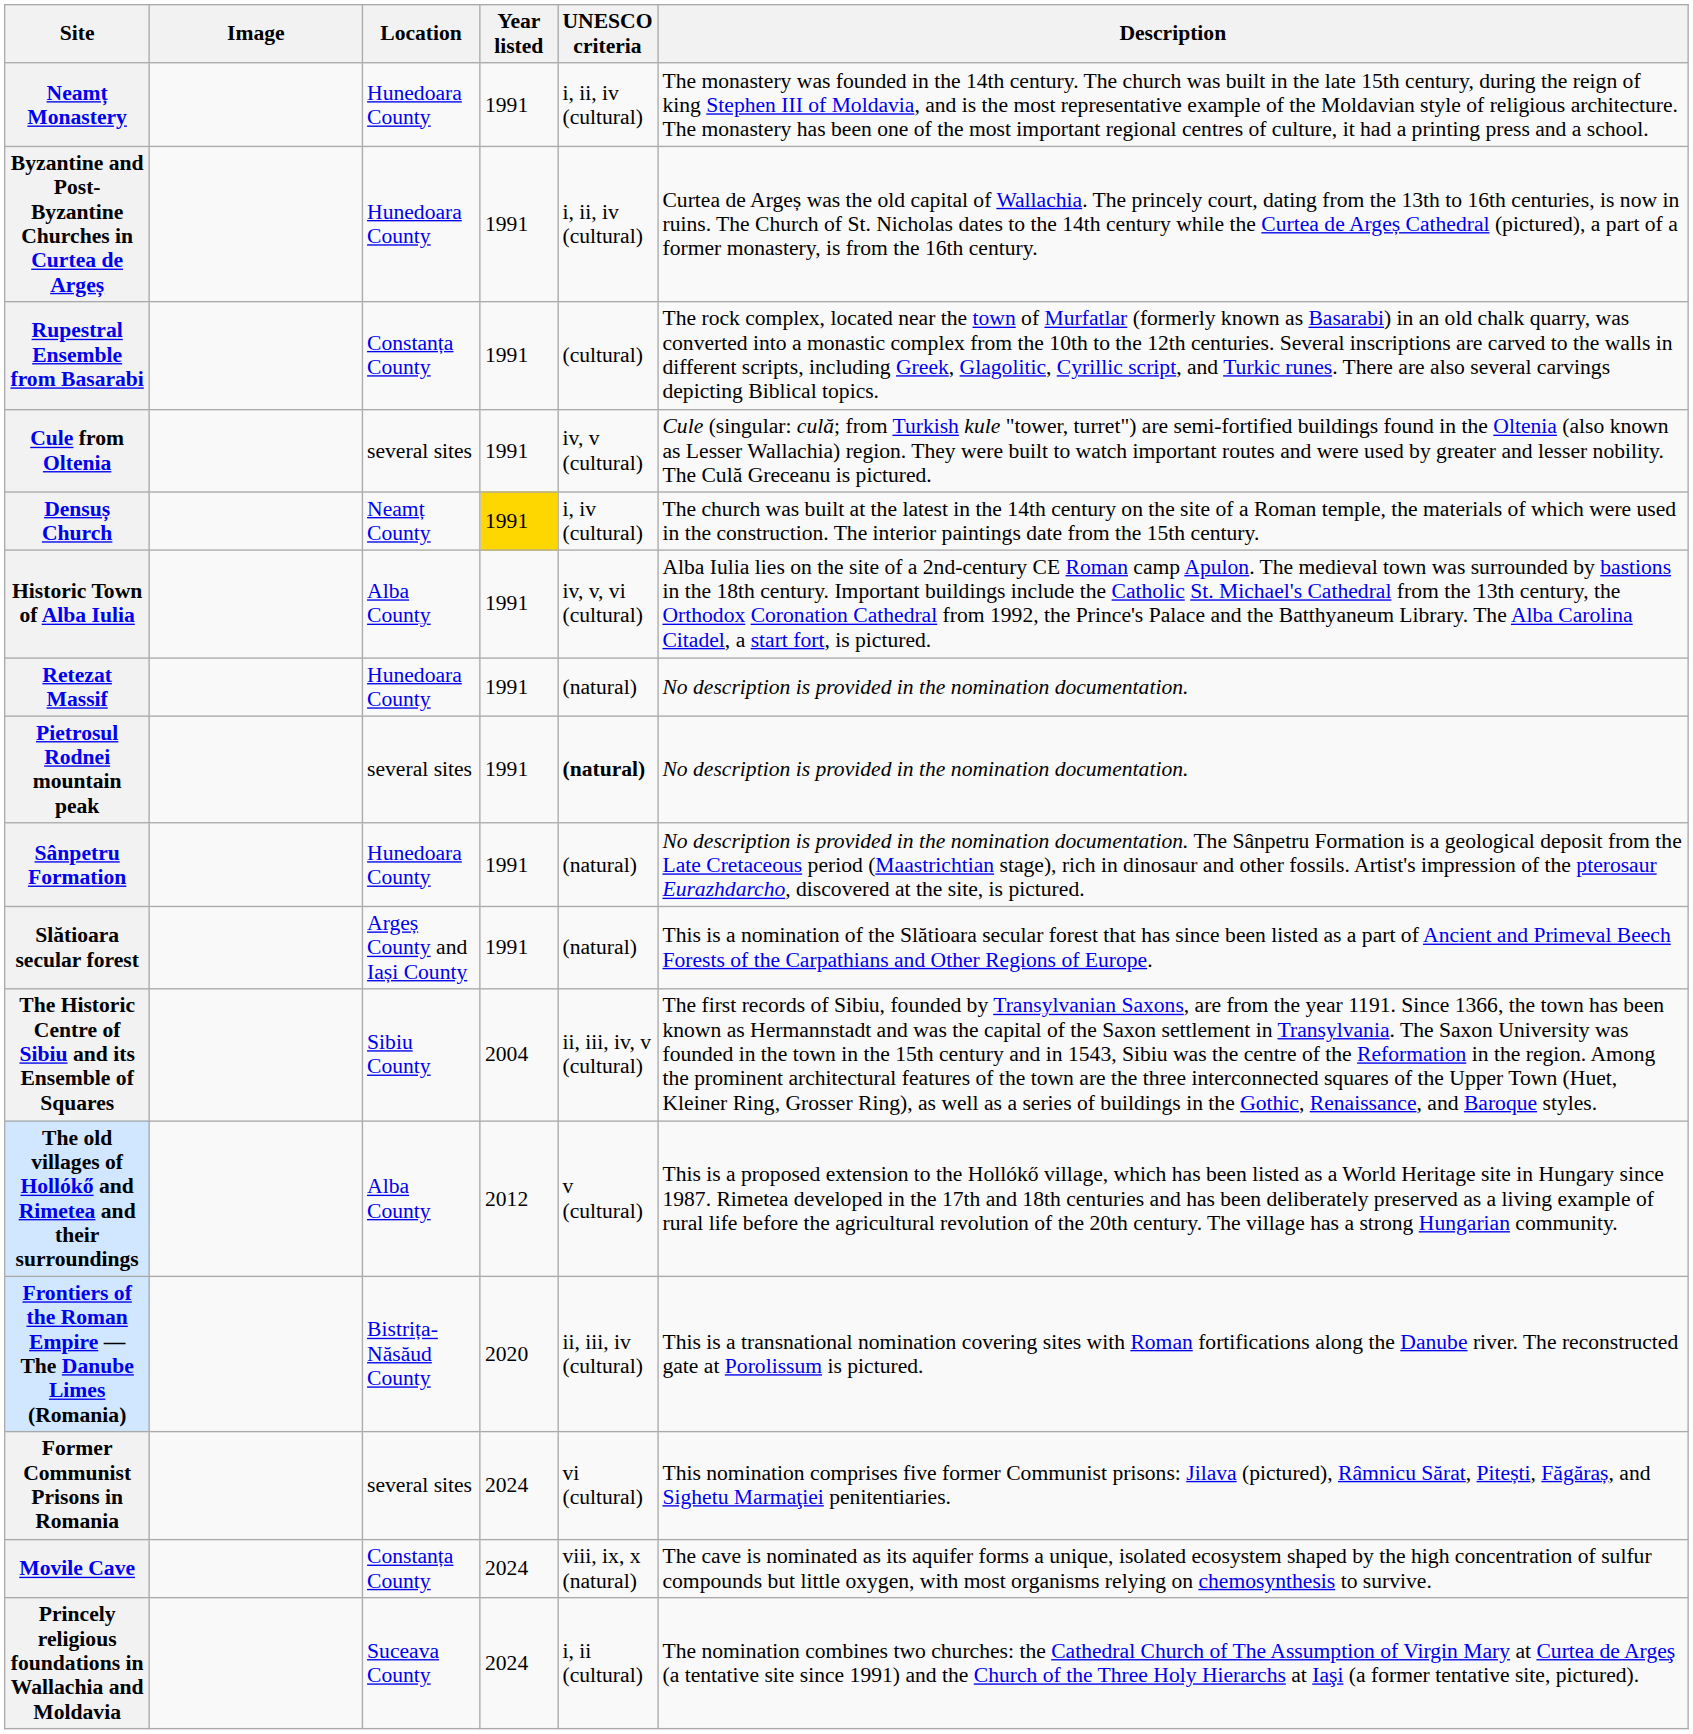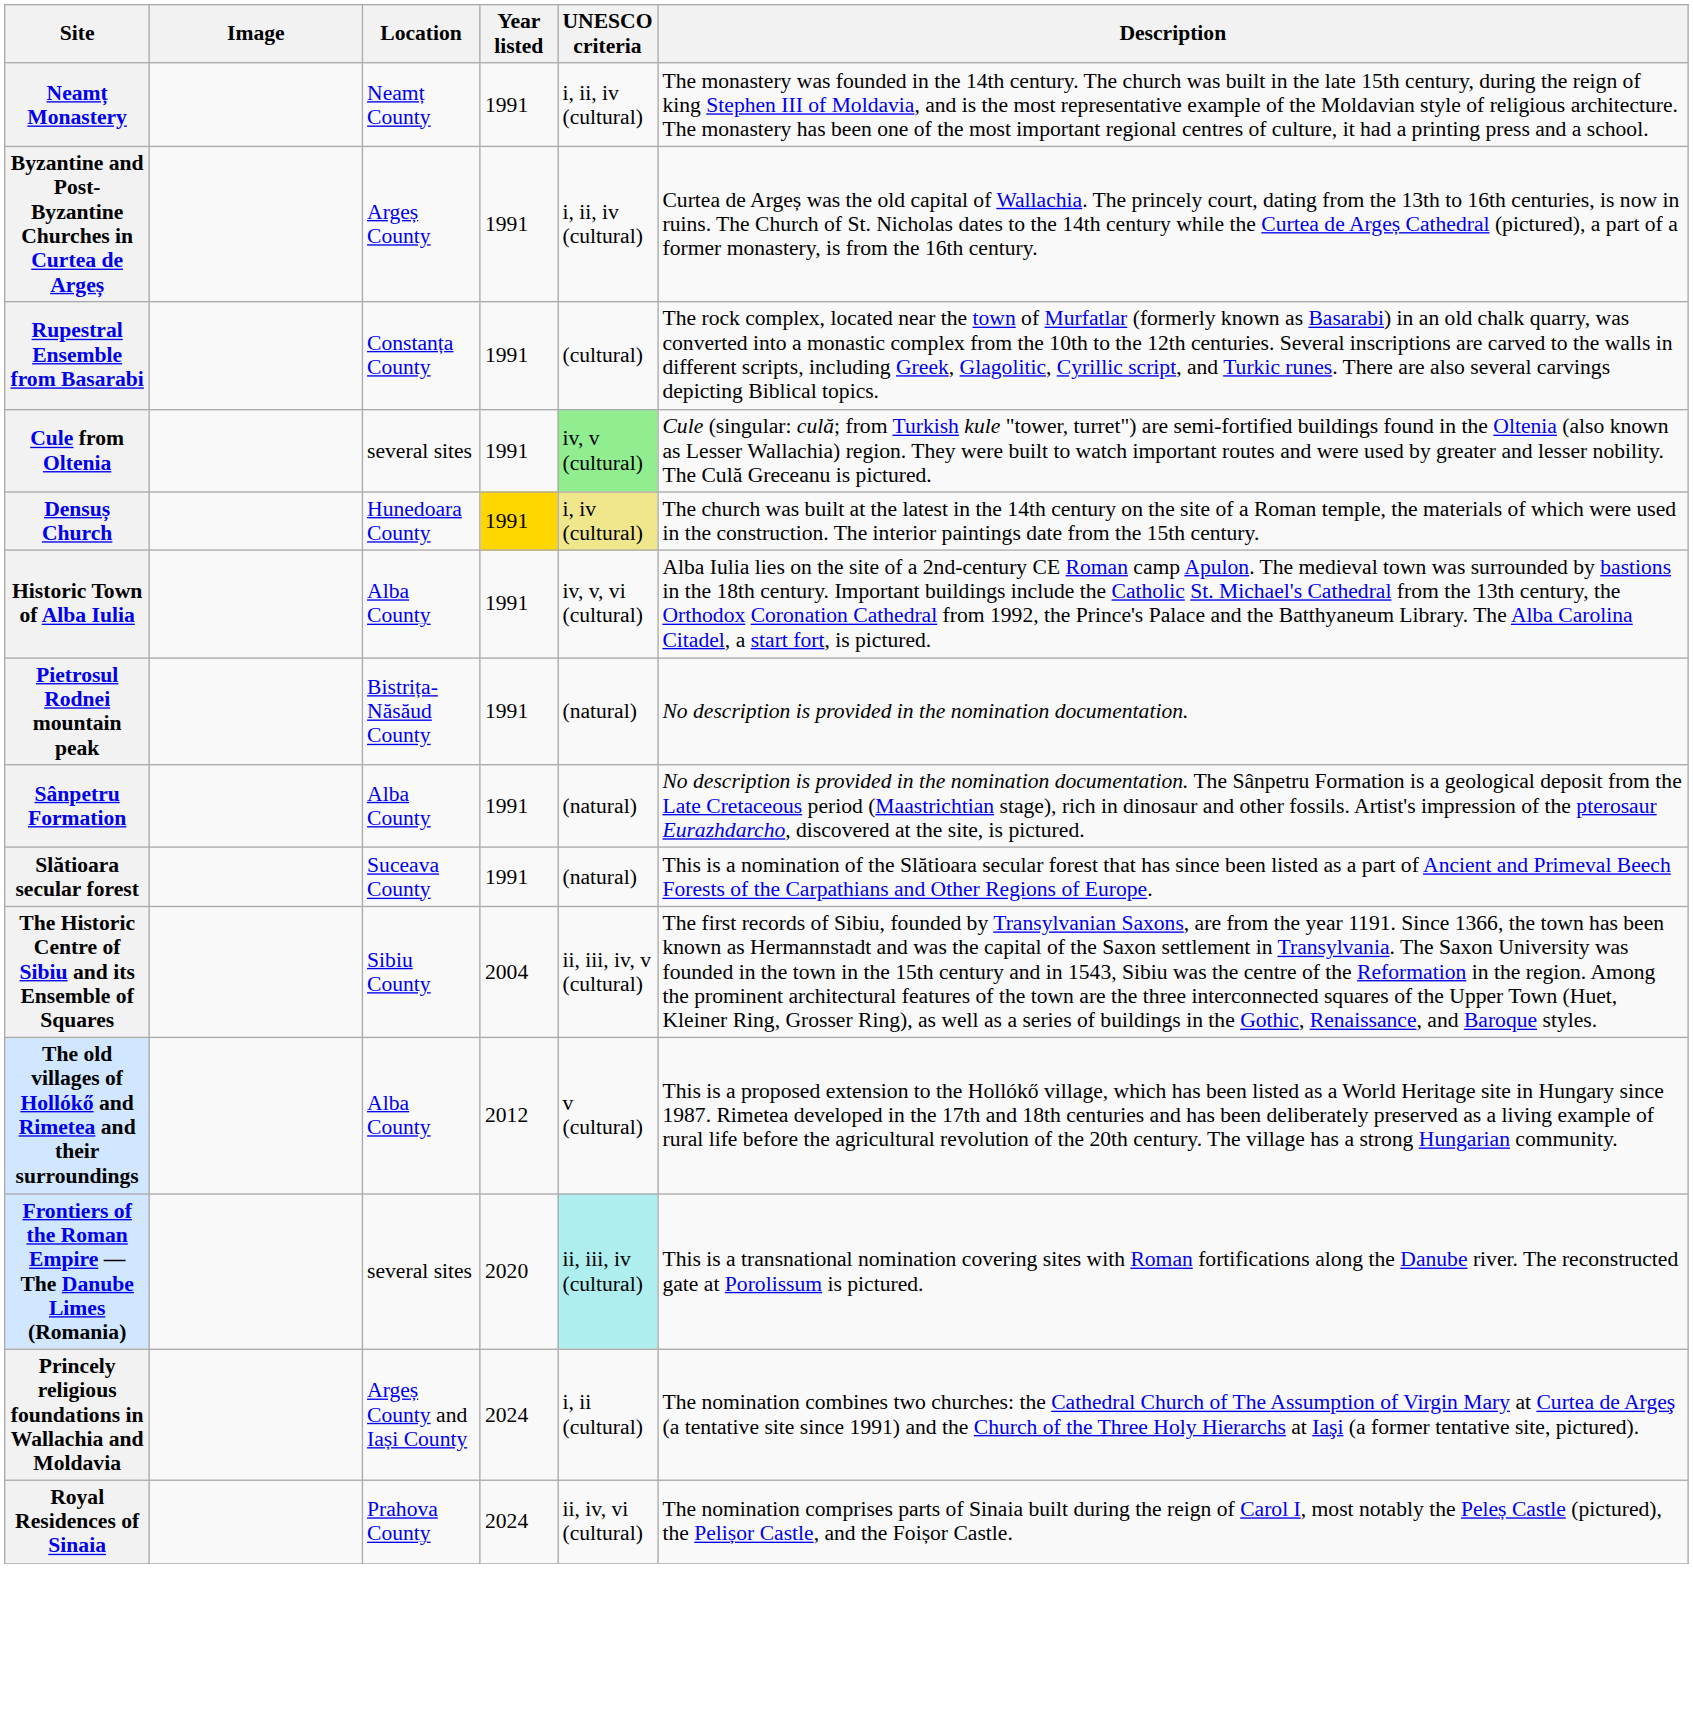(414, 104) Hunedoara County -> (399, 104) Neamț County
(414, 223) Hunedoara County -> (399, 223) Argeș County
(603, 450) no background -> (603, 450) lightgreen background
(399, 520) Neamț County -> (414, 520) Hunedoara County
(603, 520) no background -> (603, 520) khaki background
- row: (77, 686)
(420, 769) several sites -> (402, 710) Bistrița-Năsăud County
(604, 769) bold -> (600, 710) normal
(414, 864) Hunedoara County -> (399, 805) Alba County
(417, 947) Argeș County and Iași County -> (403, 876) Suceava County
(402, 1353) Bistrița-Năsăud County -> (420, 1271) several sites
(603, 1353) no background -> (603, 1271) paleturquoise background
- row: (77, 1485)
- row: (77, 1568)
(403, 1663) Suceava County -> (417, 1414) Argeș County and Iași County
+ row: (77, 1521)
